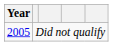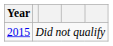(19, 31) 2005 -> (19, 31) 2015
